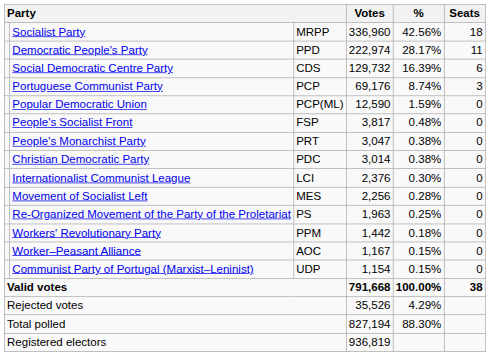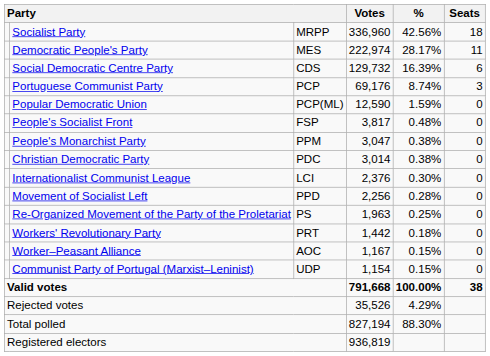(308, 50) PPD -> (309, 50) MES
(308, 141) PRT -> (309, 141) PPM
(309, 196) MES -> (308, 196) PPD
(309, 232) PPM -> (308, 232) PRT
